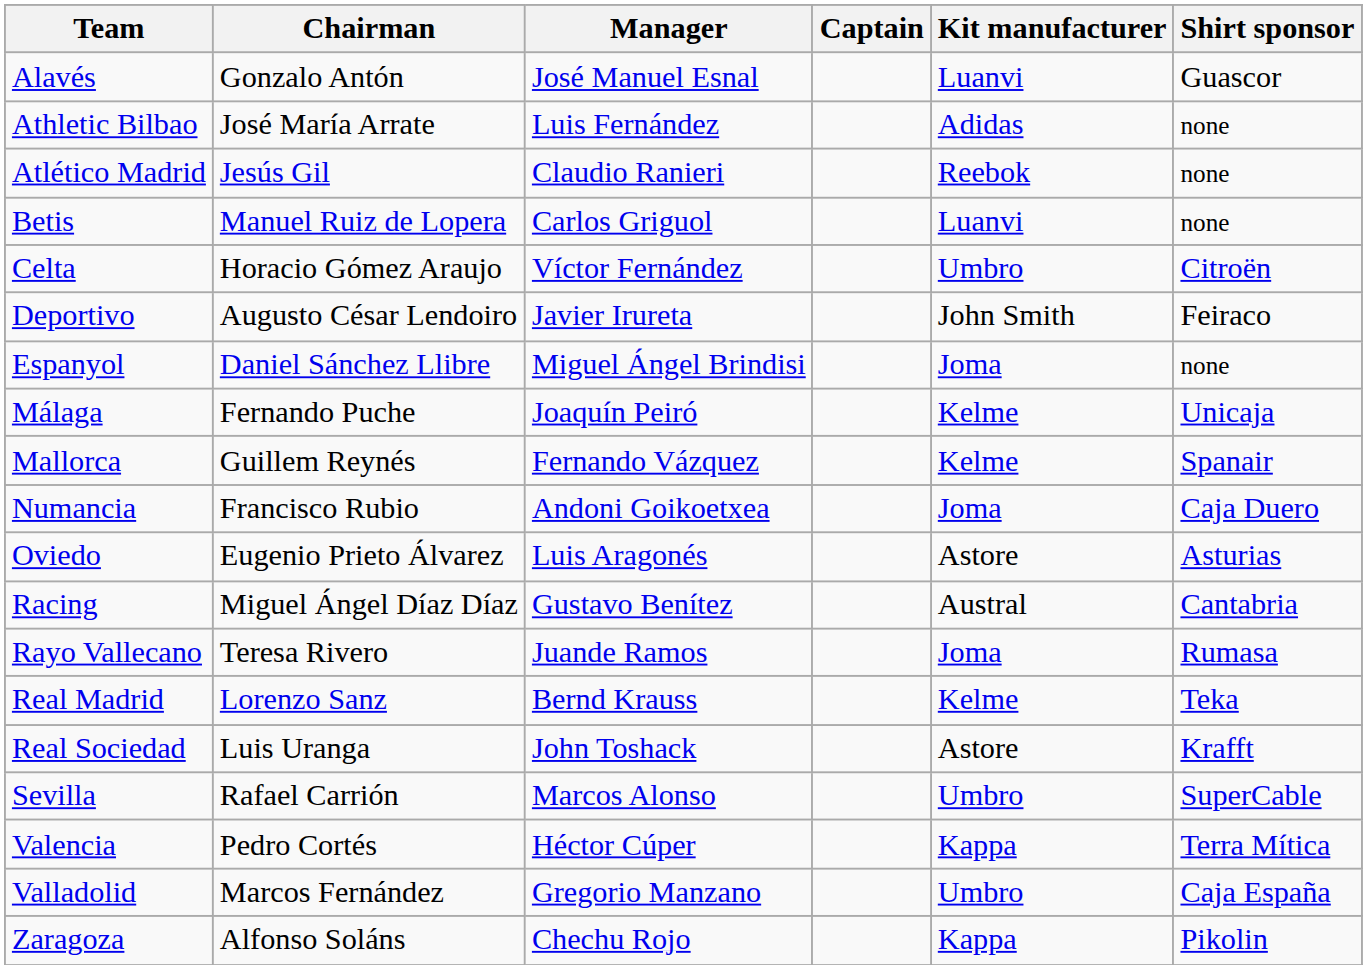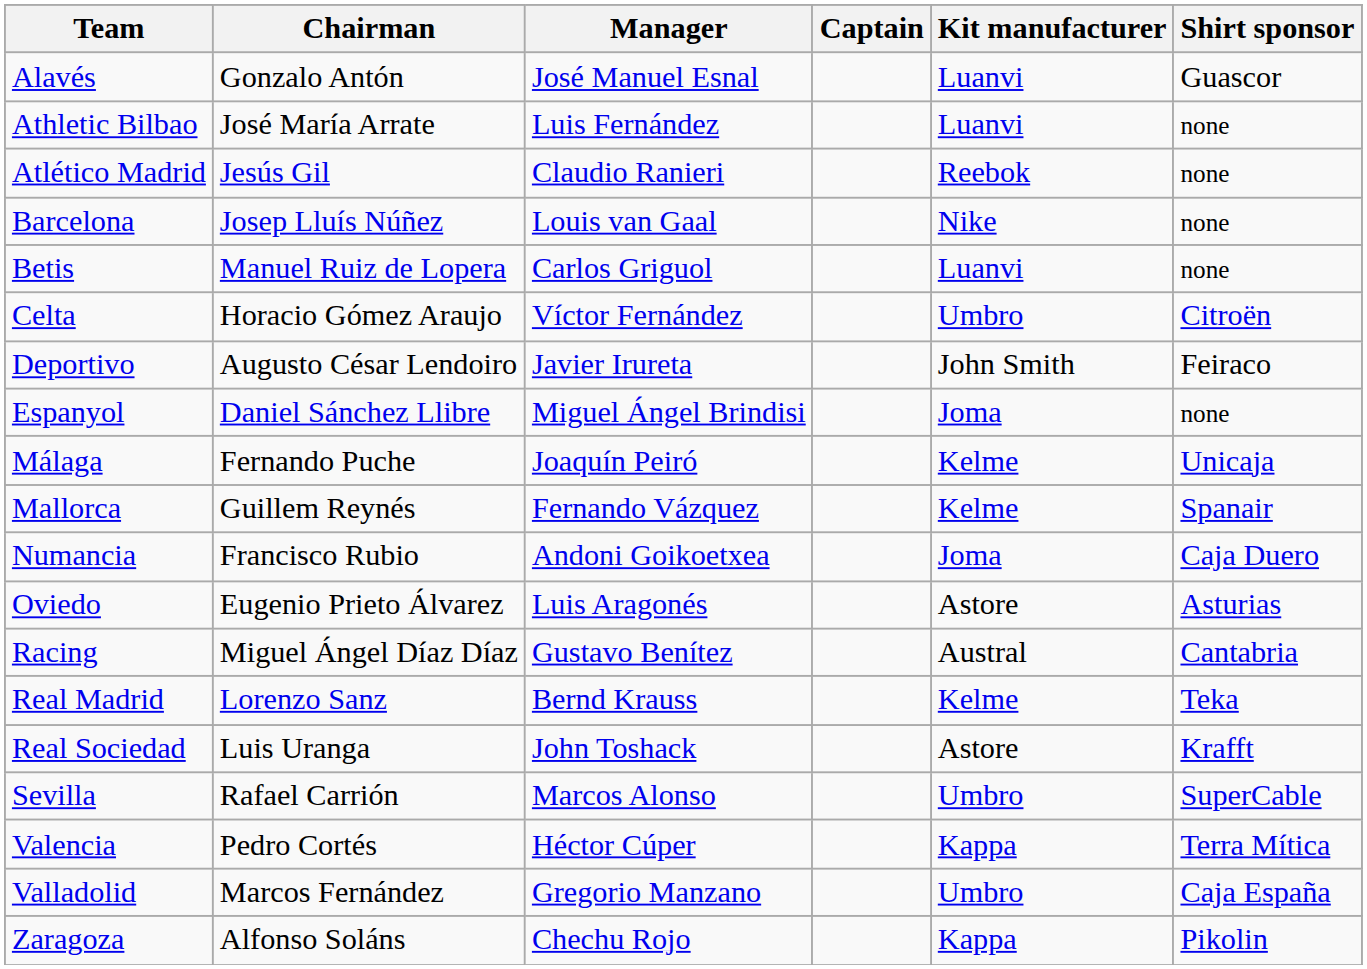(981, 124) Adidas -> (981, 124) Luanvi
+ row: (73, 220)
- row: (107, 651)
